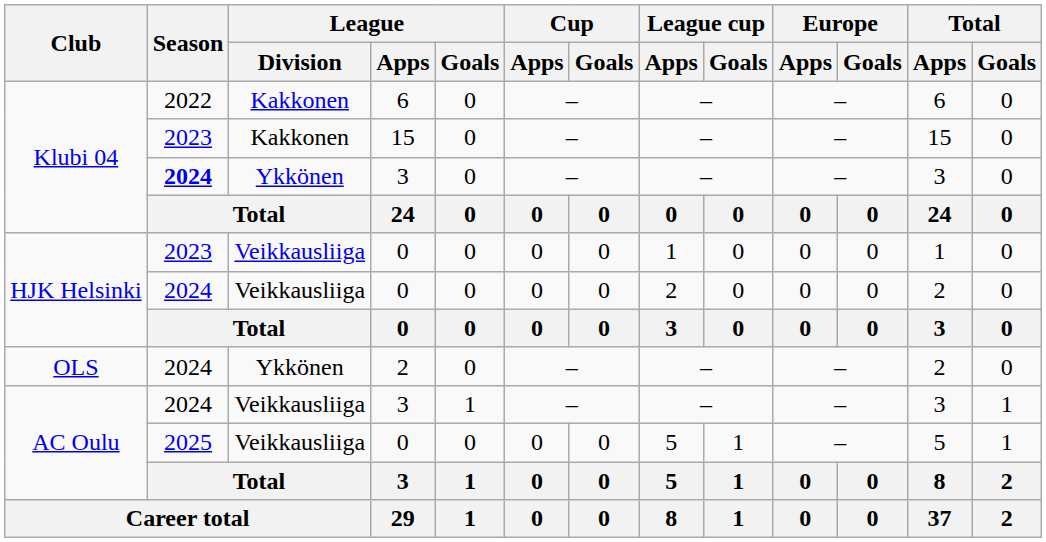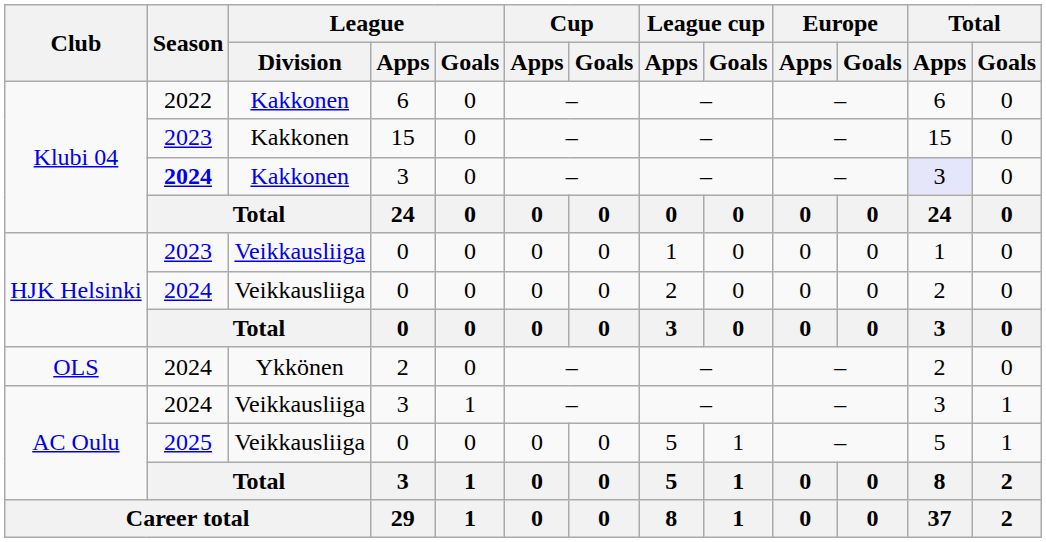(300, 175) Ykkönen -> (300, 175) Kakkonen
(940, 175) no background -> (940, 175) lavender background
